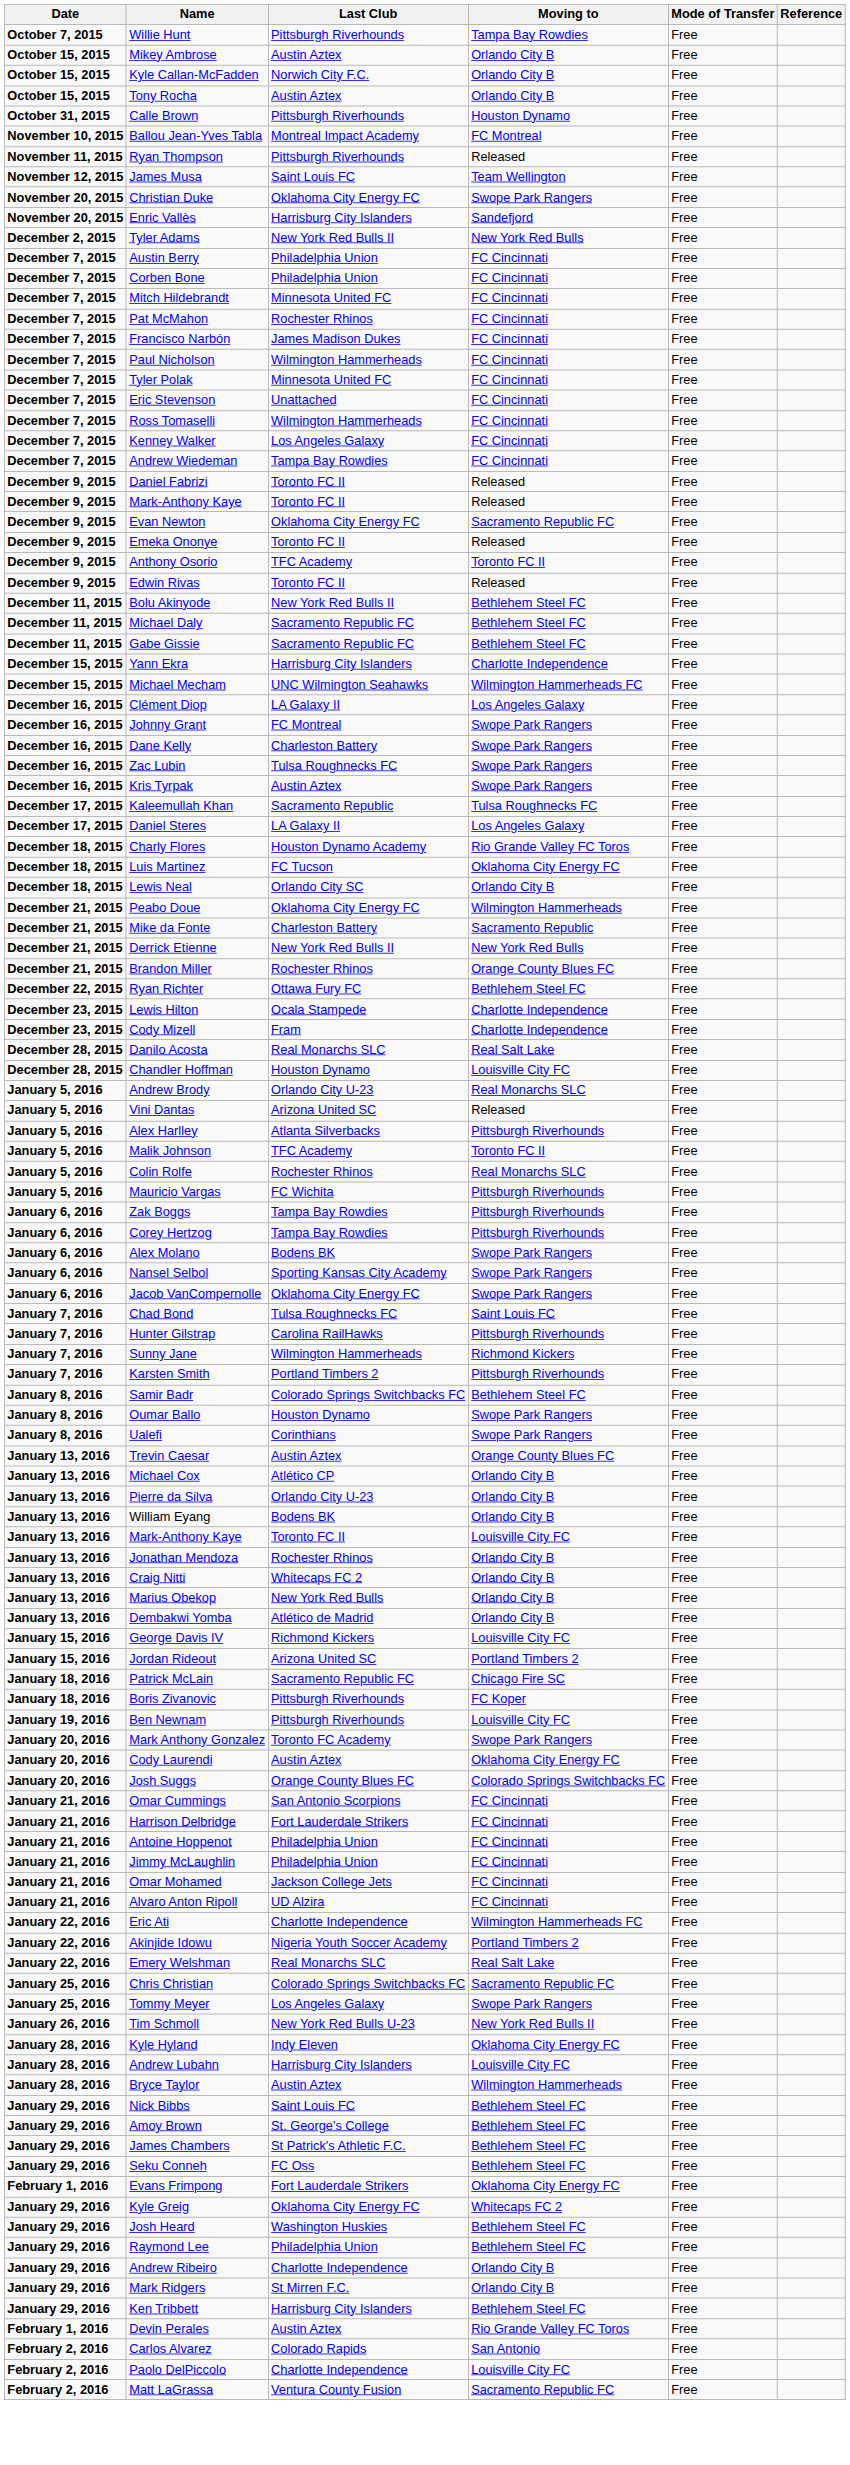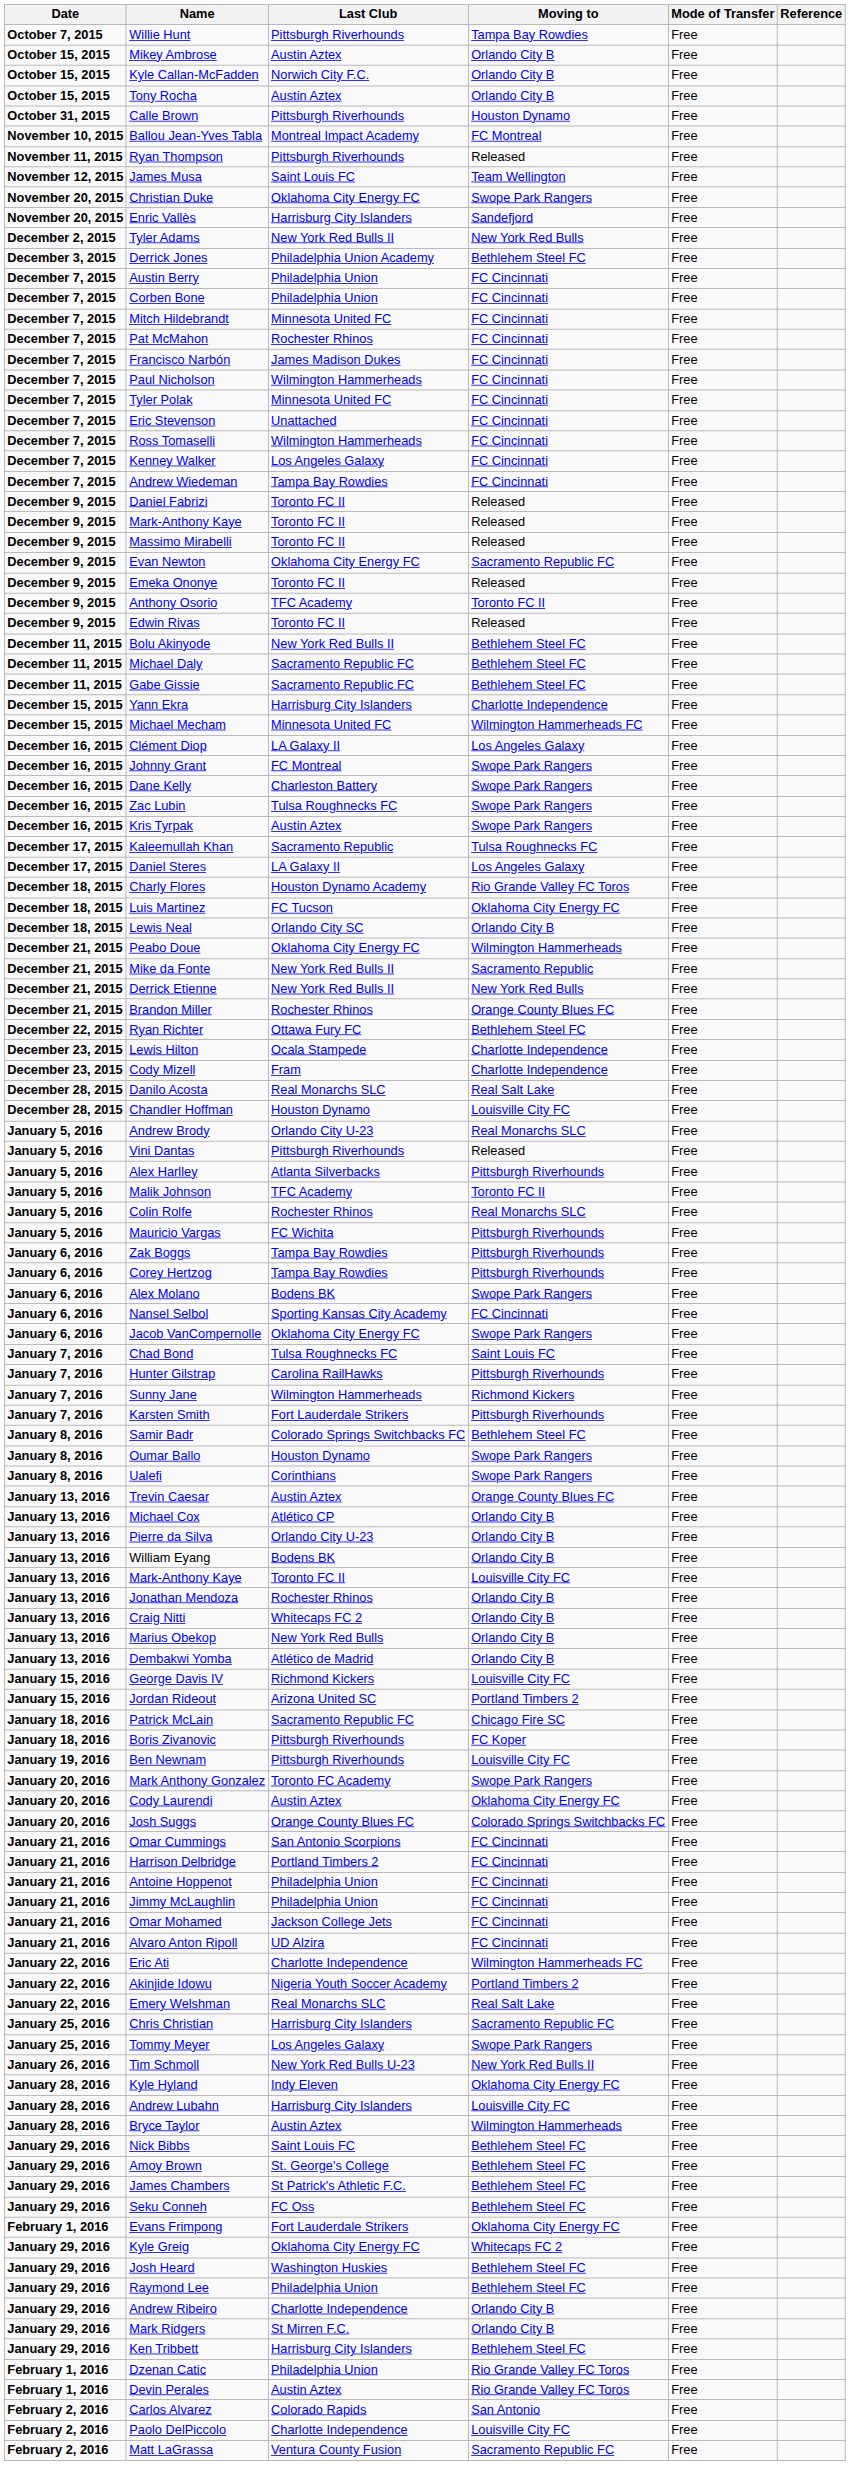+ row: (61, 258)
+ row: (61, 542)
(350, 684) UNC Wilmington Seahawks -> (331, 725) Minnesota United FC
(324, 928) Charleston Battery -> (333, 968) New York Red Bulls II
(324, 1110) Arizona United SC -> (338, 1151) Pittsburgh Riverhounds
(532, 1273) Swope Park Rangers -> (510, 1313) FC Cincinnati
(325, 1374) Portland Timbers 2 -> (340, 1415) Fort Lauderdale Strikers
(340, 1821) Fort Lauderdale Strikers -> (325, 1861) Portland Timbers 2
(368, 1983) Colorado Springs Switchbacks FC -> (341, 2024) Harrisburg City Islanders
+ row: (58, 2369)
